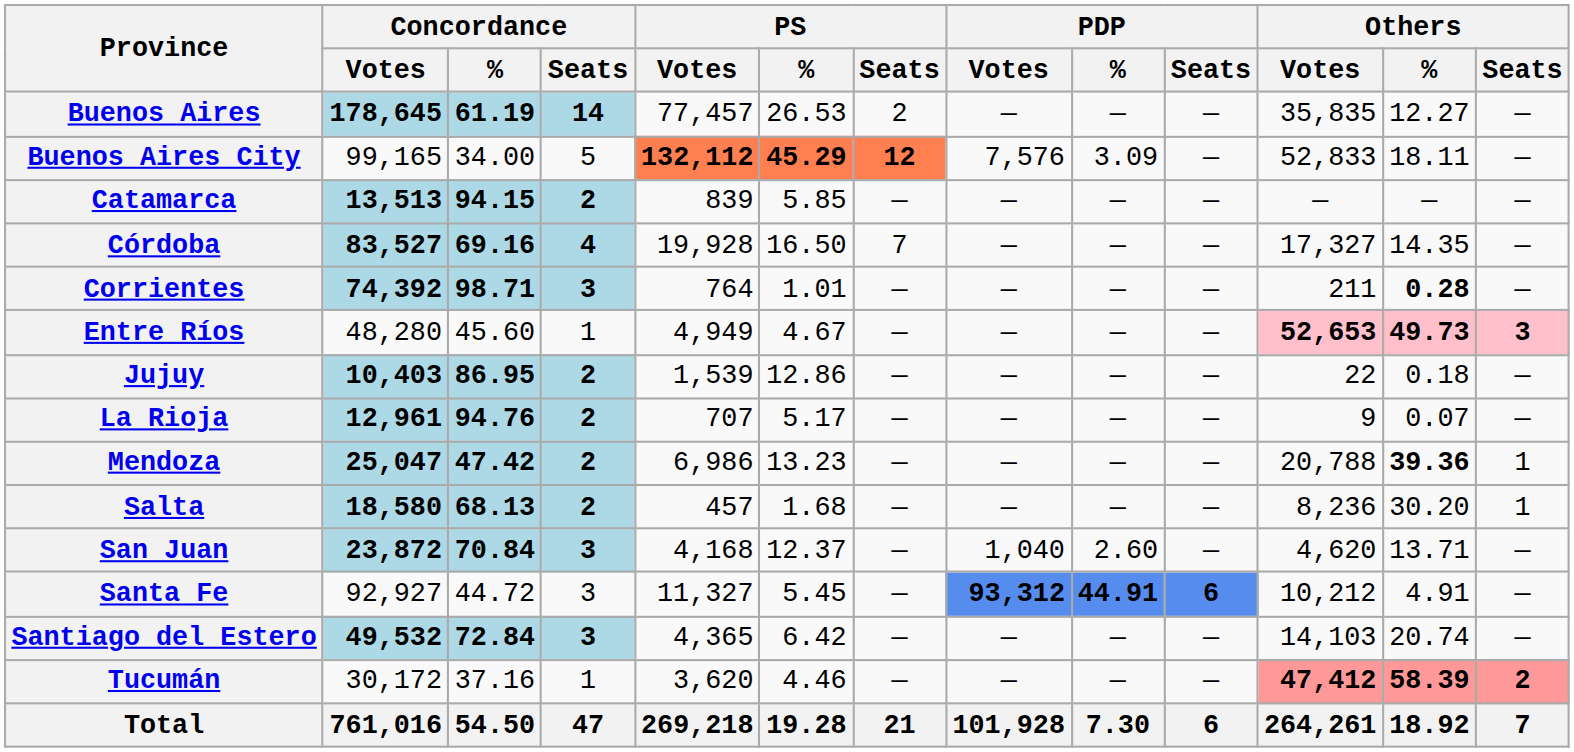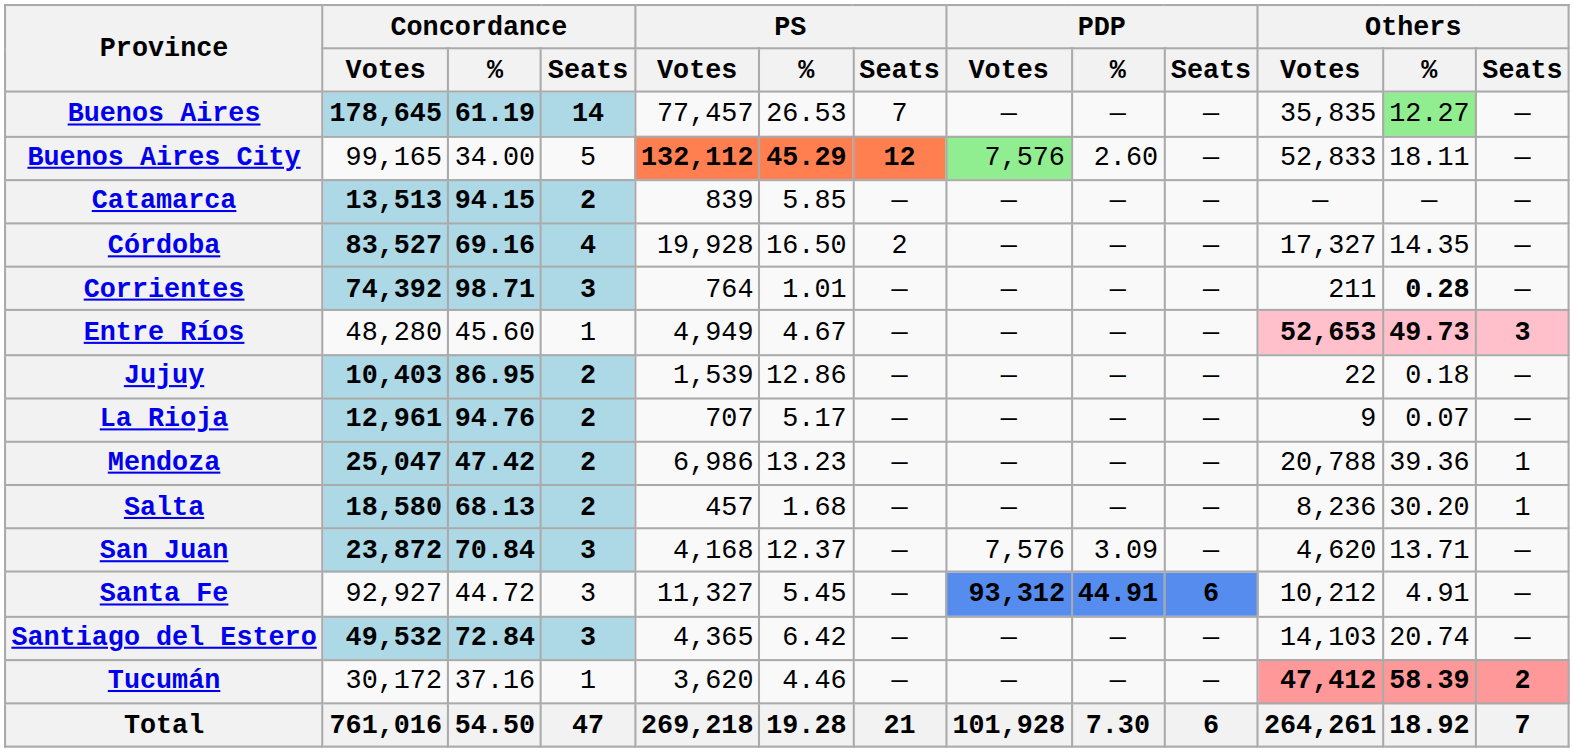(900, 114) 2 -> (900, 114) 7
(1429, 114) no background -> (1429, 114) lightgreen background
(1025, 158) no background -> (1025, 158) lightgreen background
(1126, 158) 3.09 -> (1126, 158) 2.60
(900, 245) 7 -> (900, 245) 2
(1429, 463) bold -> (1429, 463) normal
(1025, 551) 1,040 -> (1025, 551) 7,576
(1126, 551) 2.60 -> (1126, 551) 3.09
